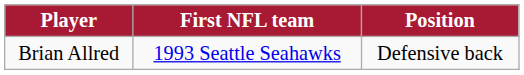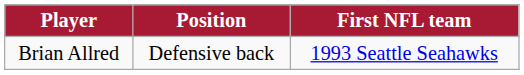columns swapped: (440, 20) <-> (247, 20)
